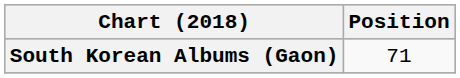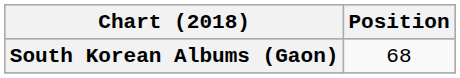(399, 56) 71 -> (399, 56) 68
